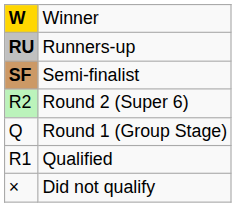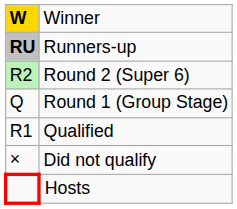- row: (91, 74)
+ row: (67, 188)
